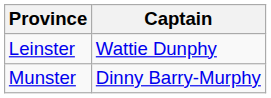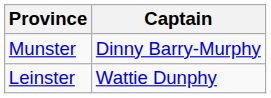rows swapped: (42, 48) <-> (42, 78)
